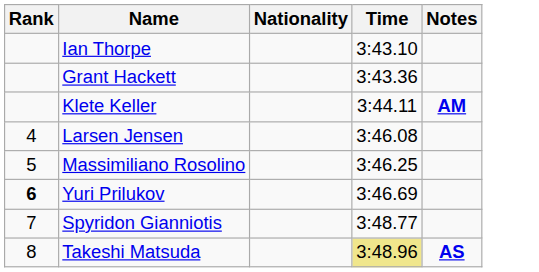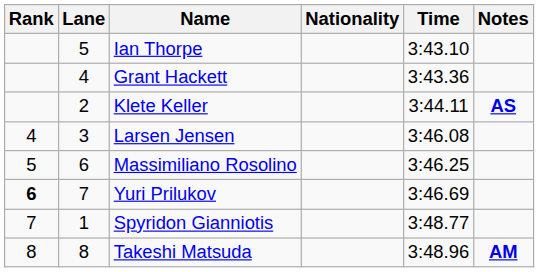+ column: (84, 19)
(452, 106) AM -> (503, 106) AS
(387, 252) khaki background -> (438, 252) no background
(452, 252) AS -> (503, 252) AM
